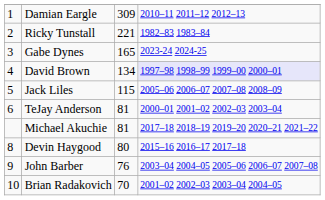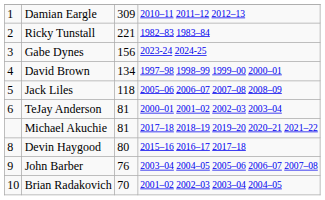(126, 52) 165 -> (126, 52) 156
(211, 71) lavender background -> (211, 71) no background
(126, 90) 115 -> (126, 90) 118
